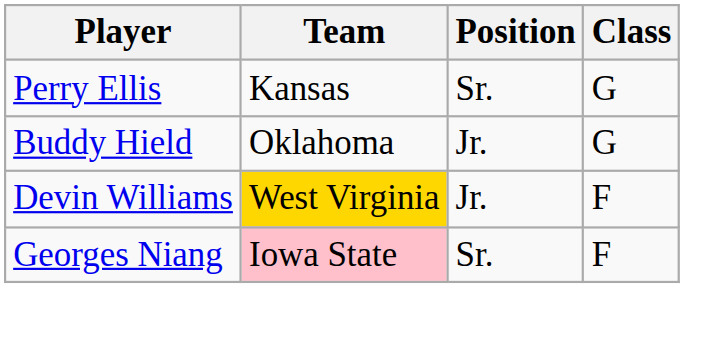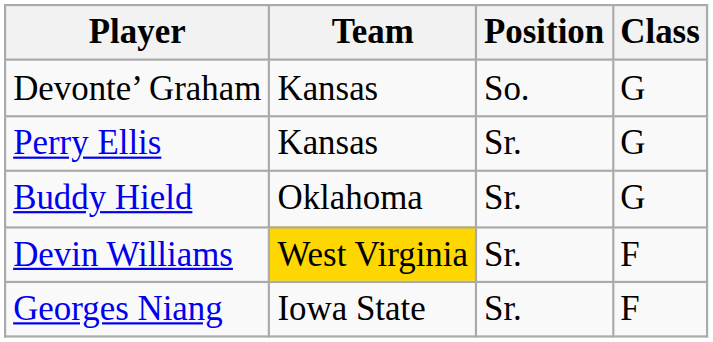+ row: (137, 87)
(472, 142) Jr. -> (503, 198) Sr.
(472, 198) Jr. -> (503, 253) Sr.
(323, 253) pink background -> (352, 308) no background
